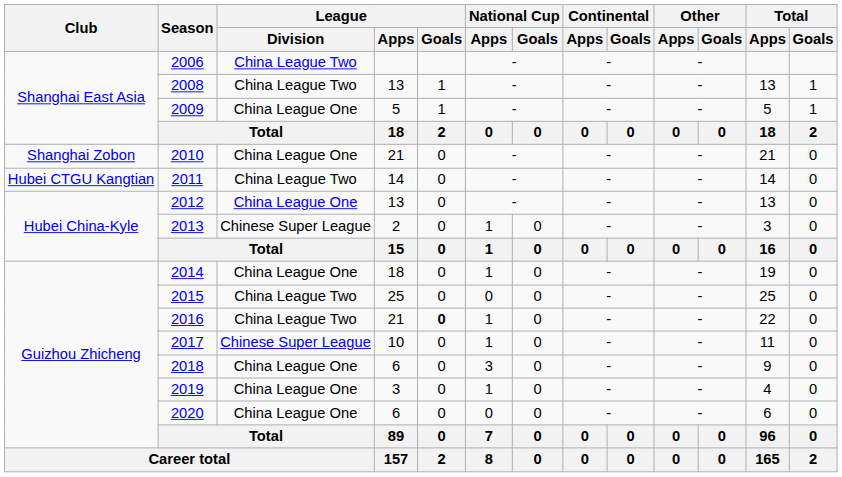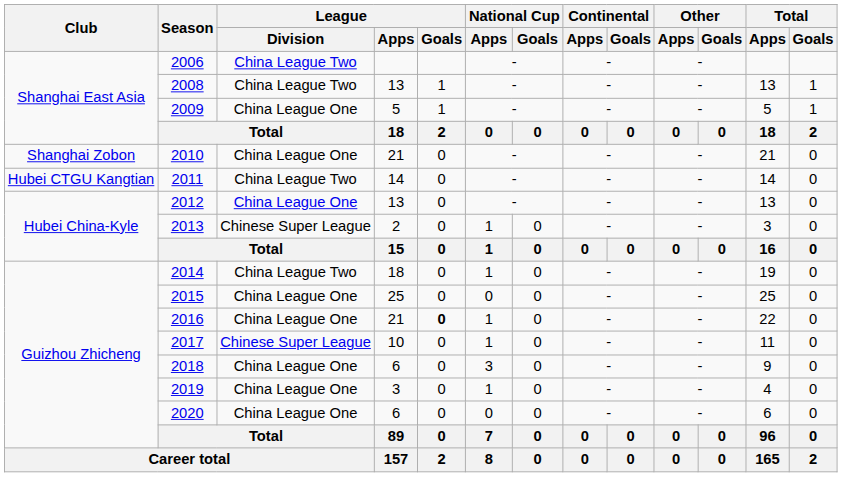(296, 272) China League One -> (296, 272) China League Two
(296, 296) China League Two -> (296, 296) China League One
(296, 319) China League Two -> (296, 319) China League One
